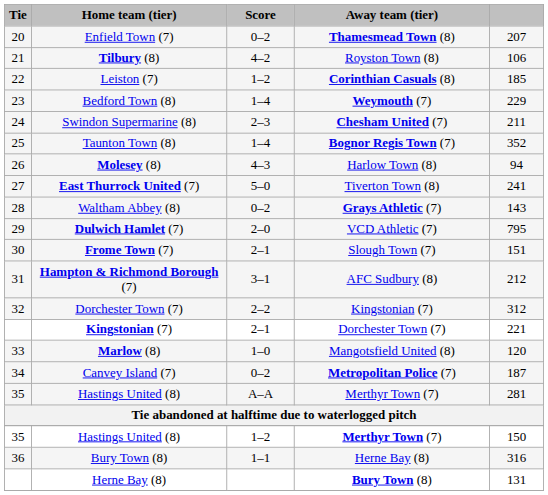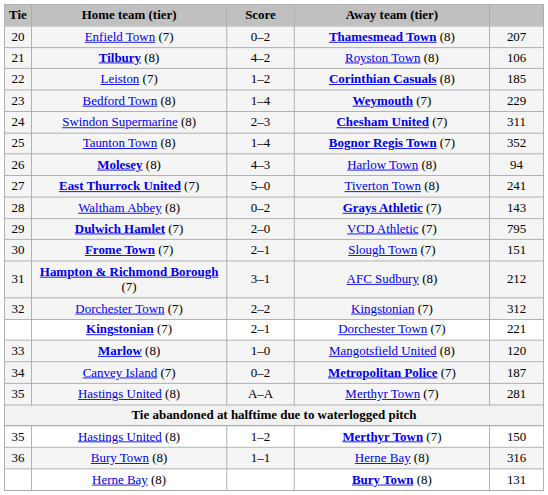(517, 122) 211 -> (517, 122) 311
